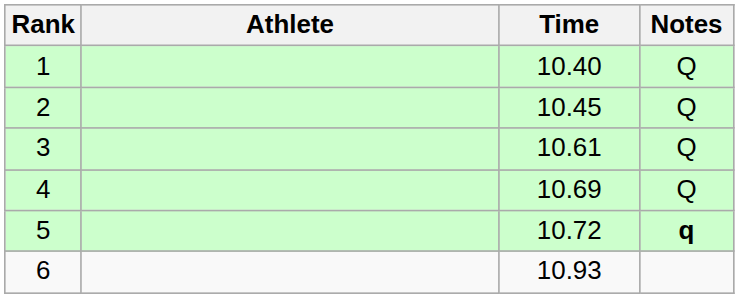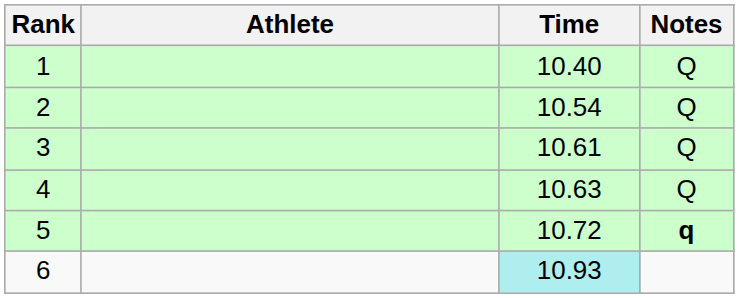(569, 107) 10.45 -> (569, 107) 10.54
(569, 189) 10.69 -> (569, 189) 10.63
(569, 271) no background -> (569, 271) paleturquoise background
